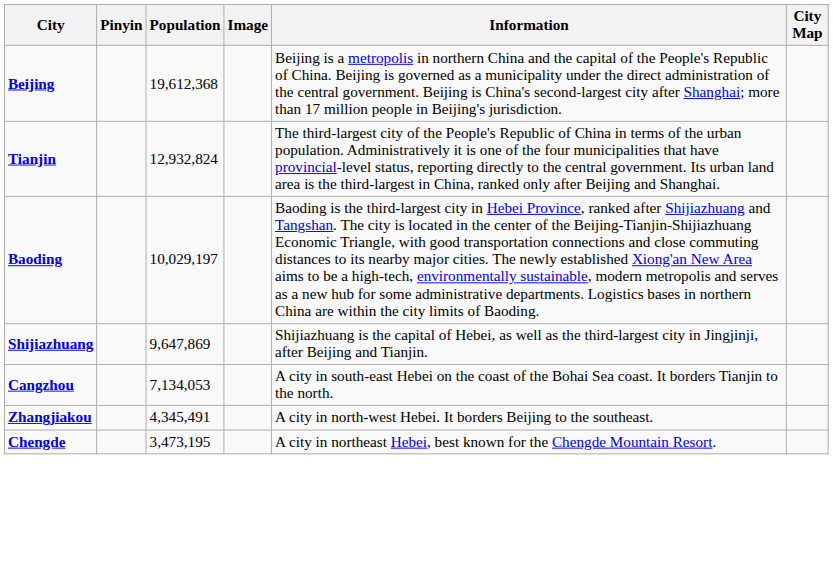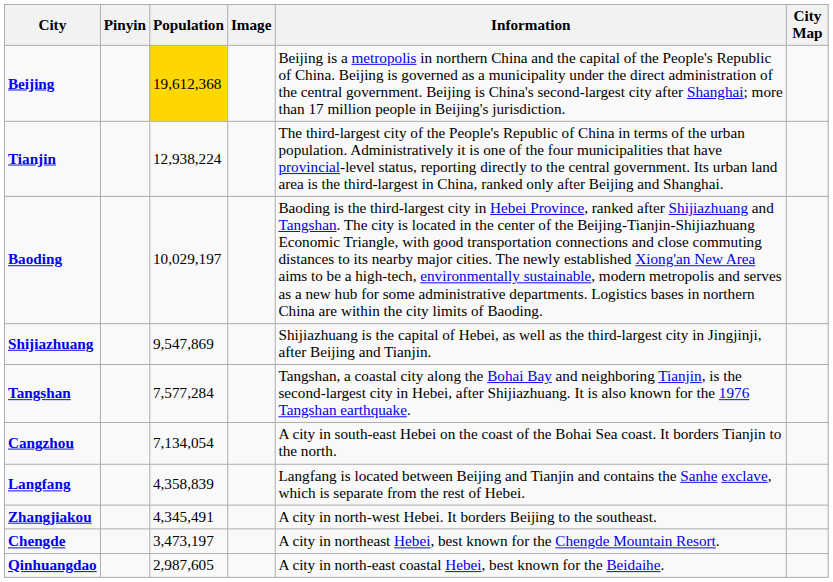(184, 83) no background -> (187, 83) gold background
(184, 158) 12,932,824 -> (187, 158) 12,938,224
(180, 343) 9,647,869 -> (183, 343) 9,547,869
+ row: (39, 393)
(180, 385) 7,134,053 -> (183, 443) 7,134,054
+ row: (39, 484)
(180, 441) 3,473,195 -> (183, 541) 3,473,197
+ row: (52, 565)
